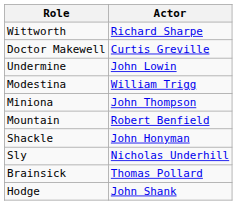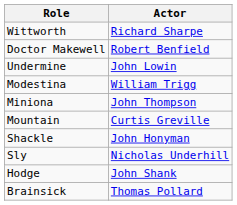(160, 49) Curtis Greville -> (160, 49) Robert Benfield
(160, 120) Robert Benfield -> (160, 120) Curtis Greville
rows swapped: (37, 173) <-> (23, 191)
